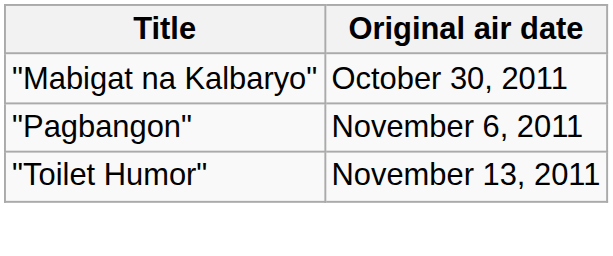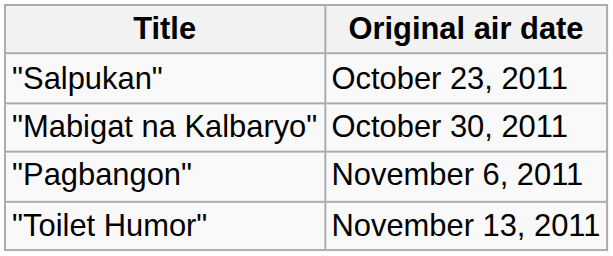+ row: (87, 77)
